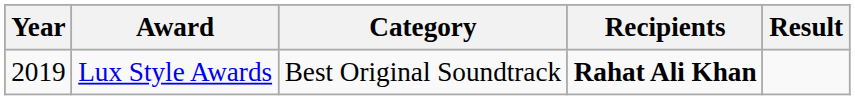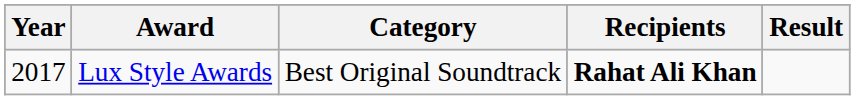(38, 71) 2019 -> (38, 71) 2017
